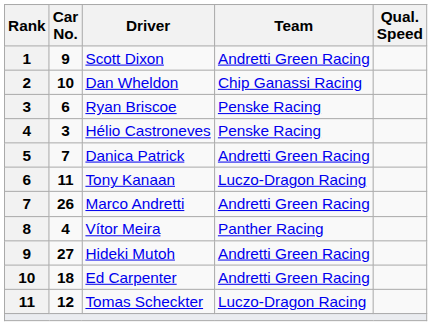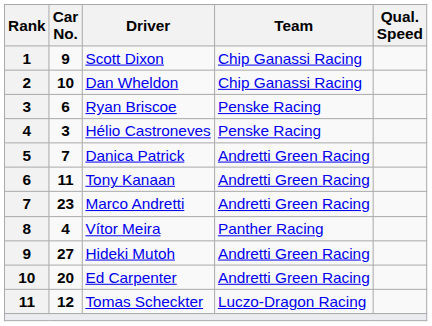(294, 58) Andretti Green Racing -> (290, 58) Chip Ganassi Racing
(292, 180) Luczo-Dragon Racing -> (294, 180) Andretti Green Racing
(65, 204) 26 -> (65, 204) 23
(65, 277) 18 -> (65, 277) 20
